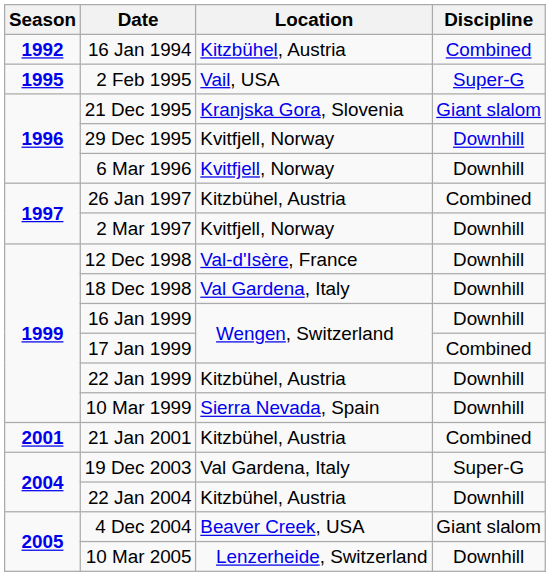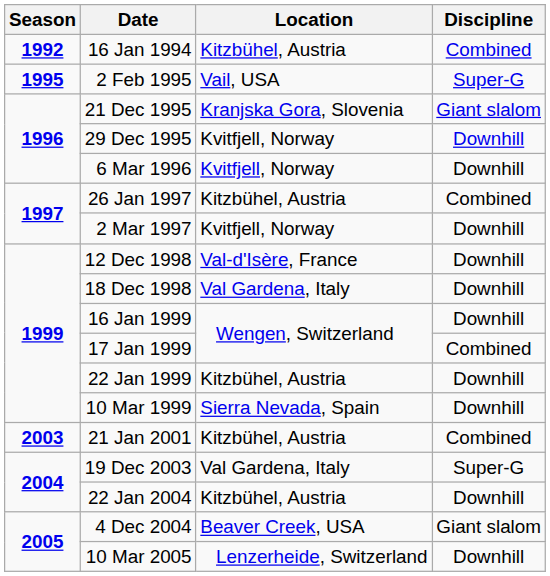(42, 437) 2001 -> (42, 437) 2003
